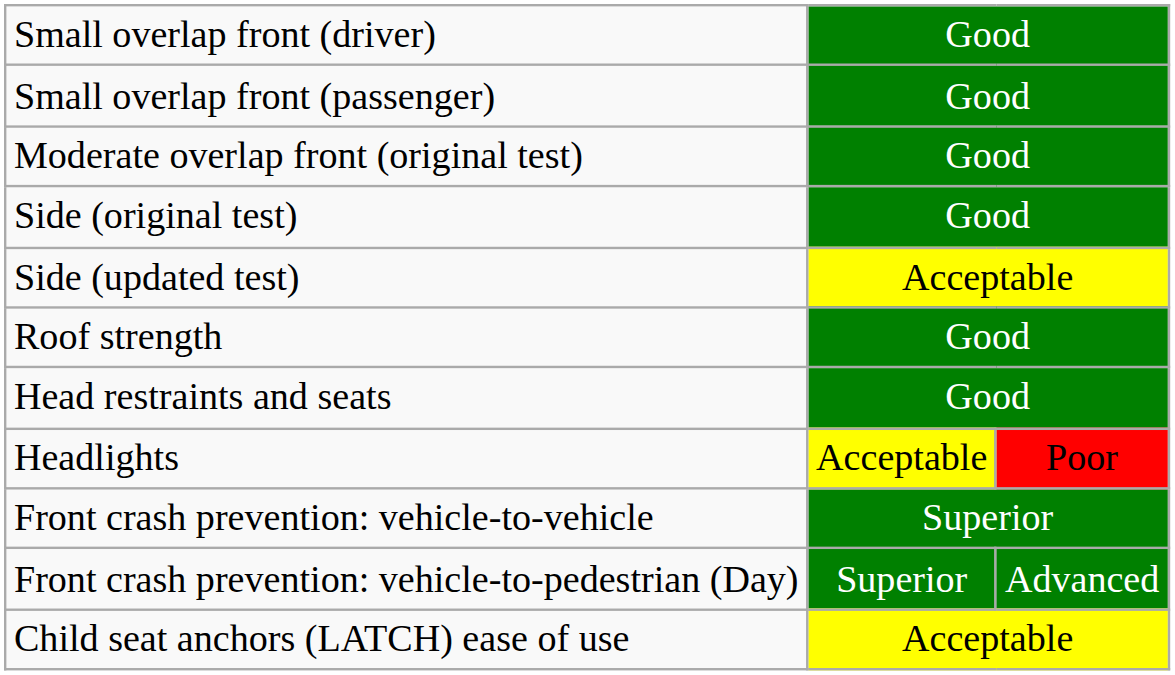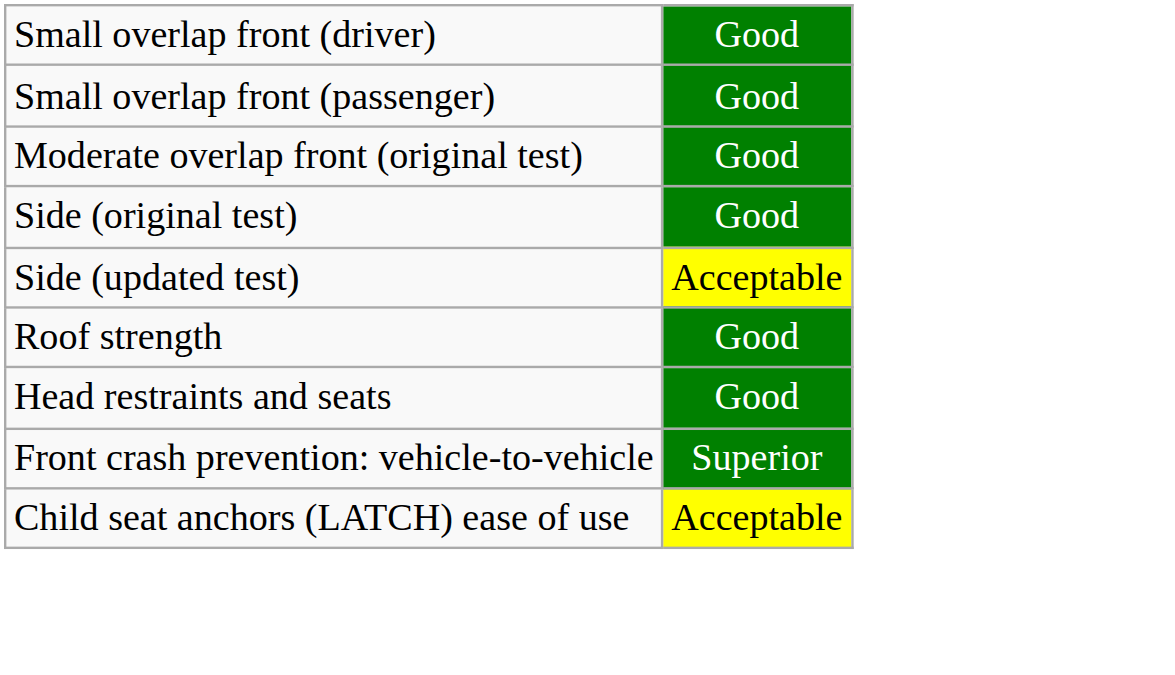- row: (96, 457)
- row: (406, 578)
